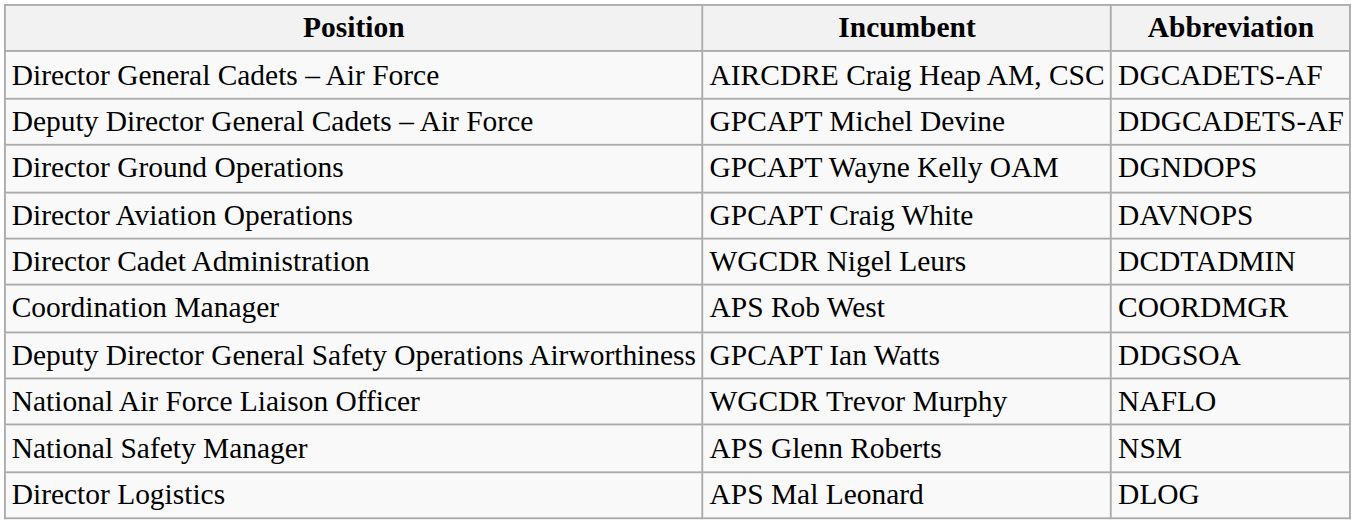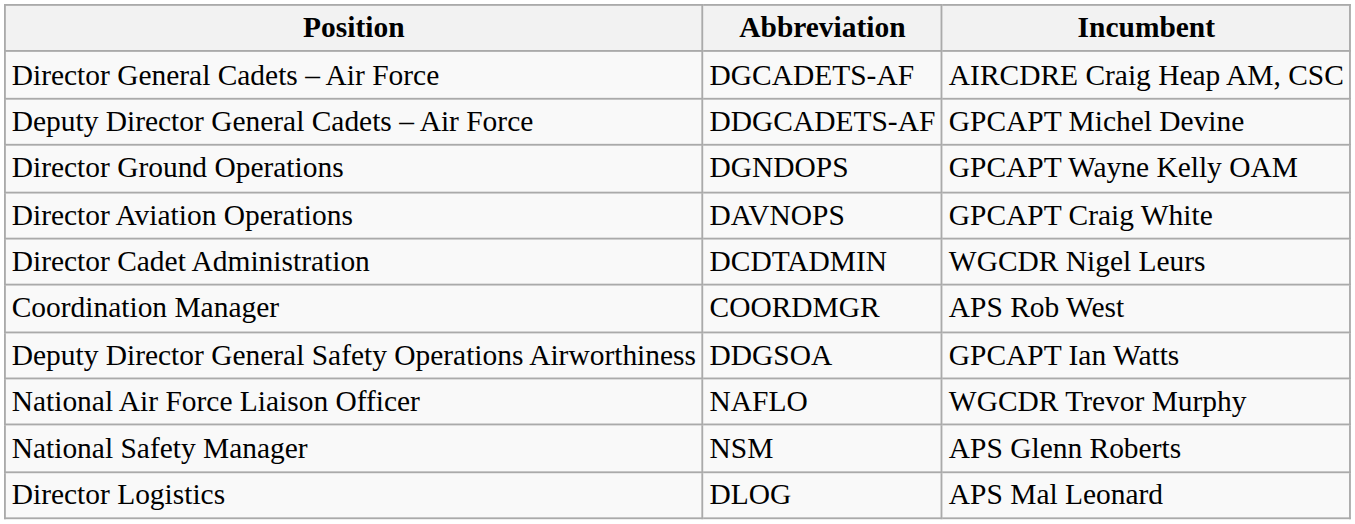columns swapped: (1231, 27) <-> (907, 27)
